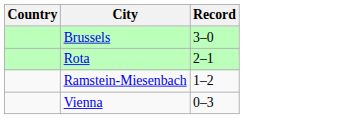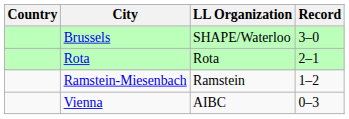+ column: (243, 15)
